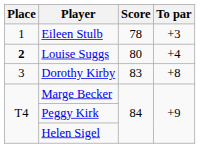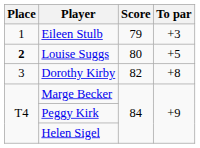(136, 34) 78 -> (136, 34) 79
(174, 53) +4 -> (174, 53) +5
(136, 73) 83 -> (136, 73) 82
